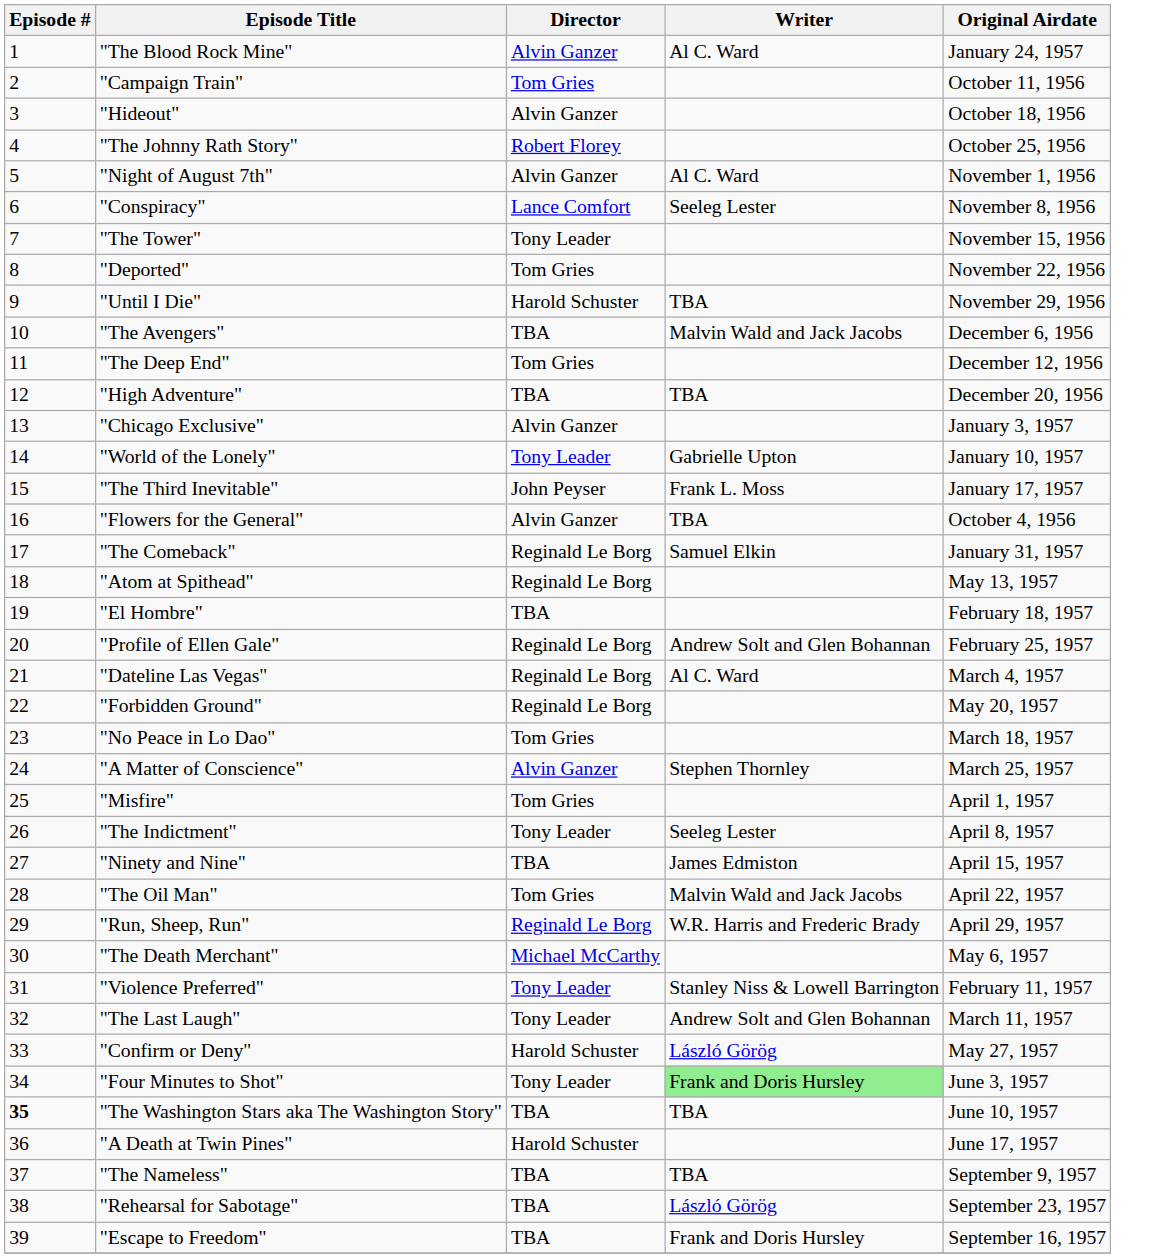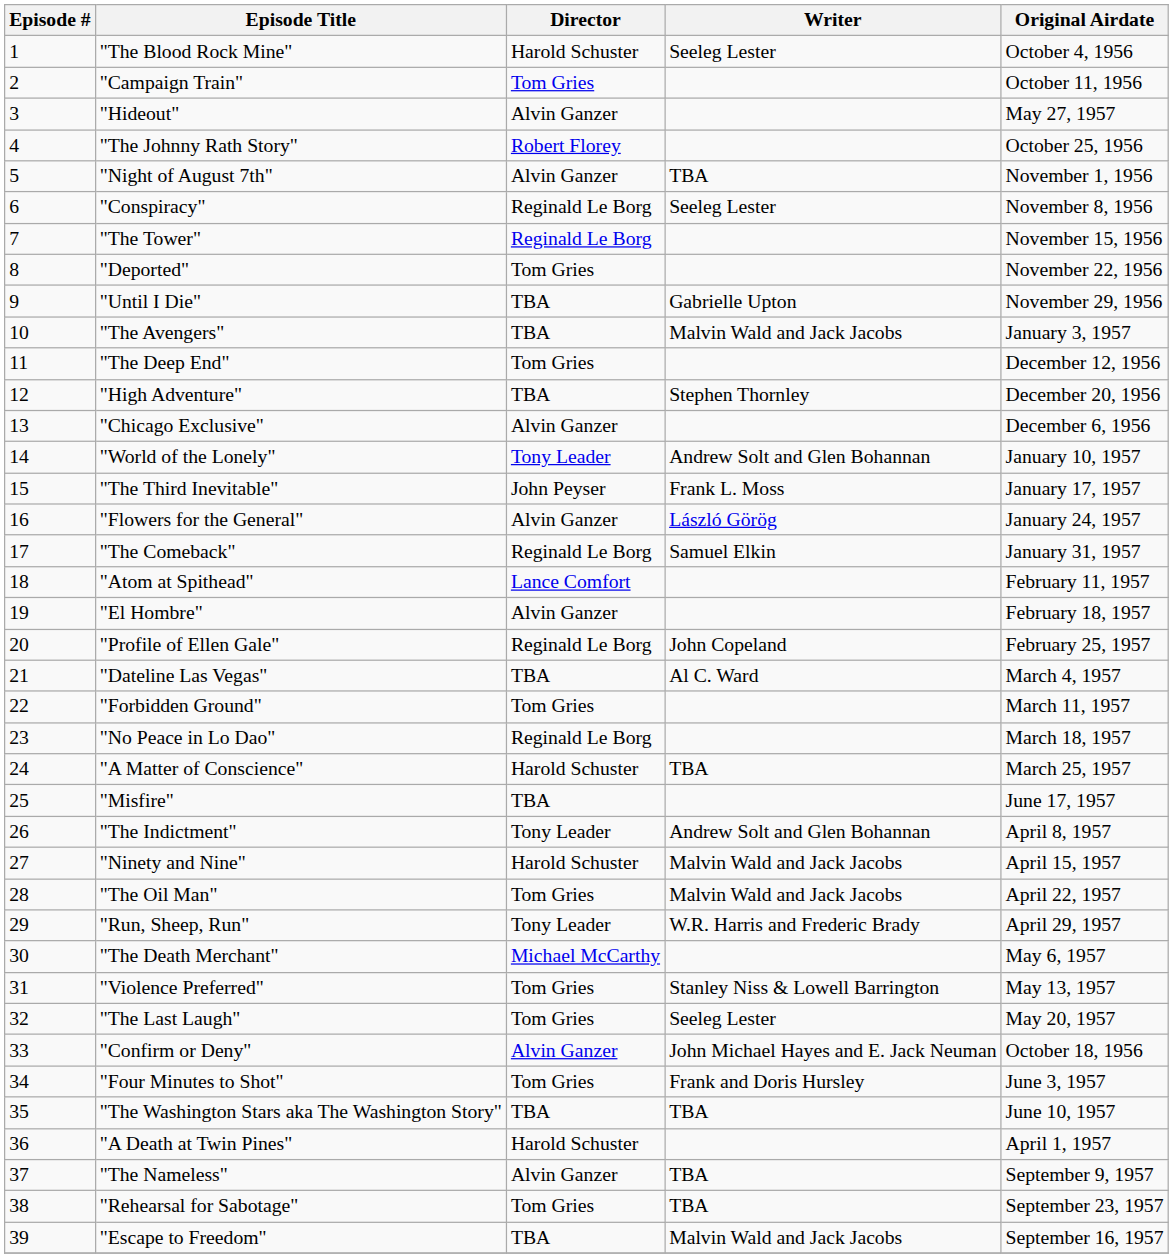(564, 51) Alvin Ganzer -> (575, 51) Harold Schuster
(714, 51) Al C. Ward -> (722, 51) Seeleg Lester
(1016, 51) January 24, 1957 -> (1069, 51) October 4, 1956
(1017, 113) October 18, 1956 -> (1061, 113) May 27, 1957
(714, 176) Al C. Ward -> (689, 176) TBA
(571, 207) Lance Comfort -> (581, 207) Reginald Le Borg
(561, 238) Tony Leader -> (581, 238) Reginald Le Borg
(575, 301) Harold Schuster -> (531, 301) TBA
(689, 301) TBA -> (733, 301) Gabrielle Upton
(1021, 332) December 6, 1956 -> (1068, 332) January 3, 1957
(689, 394) TBA -> (739, 394) Stephen Thornley
(1011, 425) January 3, 1957 -> (1078, 425) December 6, 1956
(733, 457) Gabrielle Upton -> (800, 457) Andrew Solt and Glen Bohannan
(689, 519) TBA -> (723, 519) László Görög
(1012, 519) October 4, 1956 -> (1073, 519) January 24, 1957
(581, 581) Reginald Le Borg -> (571, 581) Lance Comfort
(1003, 581) May 13, 1957 -> (1078, 581) February 11, 1957
(531, 613) TBA -> (564, 613) Alvin Ganzer
(800, 644) Andrew Solt and Glen Bohannan -> (728, 644) John Copeland
(581, 675) Reginald Le Borg -> (531, 675) TBA
(581, 706) Reginald Le Borg -> (553, 706) Tom Gries
(1003, 706) May 20, 1957 -> (1068, 706) March 11, 1957
(553, 737) Tom Gries -> (581, 737) Reginald Le Borg
(564, 769) Alvin Ganzer -> (575, 769) Harold Schuster
(739, 769) Stephen Thornley -> (689, 769) TBA
(553, 800) Tom Gries -> (531, 800) TBA
(1001, 800) April 1, 1957 -> (1061, 800) June 17, 1957
(722, 831) Seeleg Lester -> (800, 831) Andrew Solt and Glen Bohannan
(531, 862) TBA -> (575, 862) Harold Schuster
(733, 862) James Edmiston -> (786, 862) Malvin Wald and Jack Jacobs
(581, 925) Reginald Le Borg -> (561, 925) Tony Leader
(561, 987) Tony Leader -> (553, 987) Tom Gries
(1020, 987) February 11, 1957 -> (1061, 987) May 13, 1957
(561, 1018) Tony Leader -> (553, 1018) Tom Gries
(800, 1018) Andrew Solt and Glen Bohannan -> (722, 1018) Seeleg Lester
(1010, 1018) March 11, 1957 -> (1061, 1018) May 20, 1957
(575, 1050) Harold Schuster -> (564, 1050) Alvin Ganzer
(723, 1050) László Görög -> (833, 1050) John Michael Hayes and E. Jack Neuman
(1003, 1050) May 27, 1957 -> (1074, 1050) October 18, 1956
(561, 1081) Tony Leader -> (553, 1081) Tom Gries
(767, 1081) lightgreen background -> (767, 1081) no background
(19, 1112) bold -> (19, 1112) normal
(1003, 1143) June 17, 1957 -> (1058, 1143) April 1, 1957
(531, 1174) TBA -> (564, 1174) Alvin Ganzer
(531, 1206) TBA -> (553, 1206) Tom Gries
(723, 1206) László Görög -> (689, 1206) TBA
(767, 1237) Frank and Doris Hursley -> (786, 1237) Malvin Wald and Jack Jacobs
